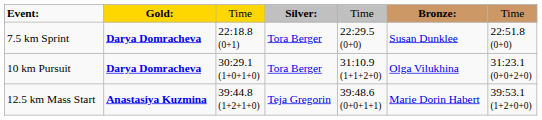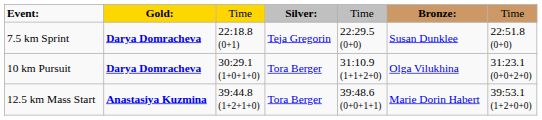(295, 37) Tora Berger -> (299, 37) Teja Gregorin
(299, 99) Teja Gregorin -> (295, 99) Tora Berger
